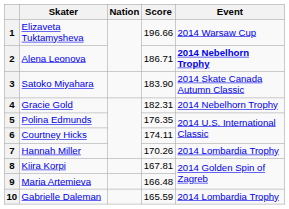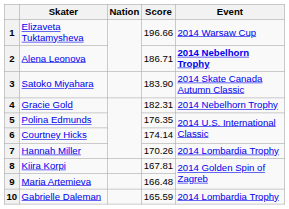(158, 135) 174.11 -> (158, 135) 174.14
